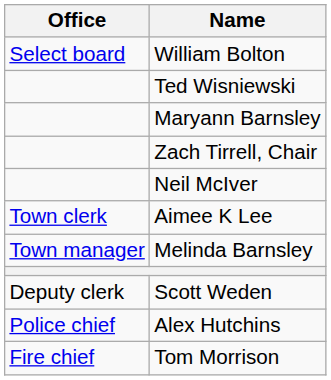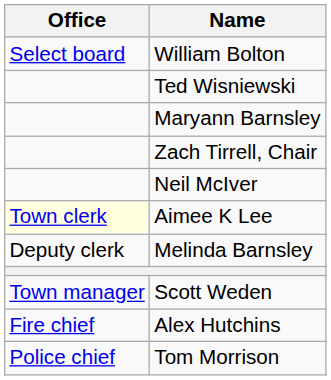(58, 217) no background -> (58, 217) lightyellow background
(77, 250) Town manager -> (67, 250) Deputy clerk
(67, 292) Deputy clerk -> (77, 292) Town manager
(62, 324) Police chief -> (52, 324) Fire chief
(52, 357) Fire chief -> (62, 357) Police chief
